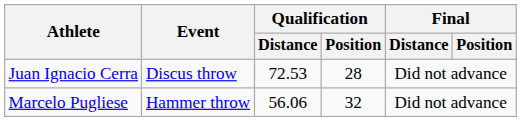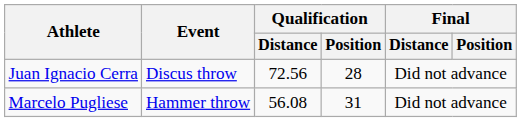(288, 74) 72.53 -> (288, 74) 72.56
(288, 102) 56.06 -> (288, 102) 56.08
(353, 102) 32 -> (353, 102) 31
